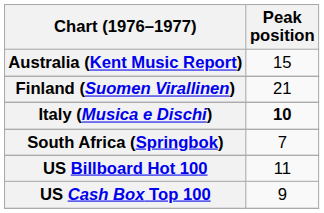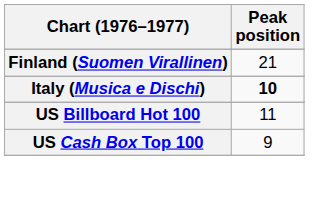- row: (125, 62)
- row: (125, 141)
